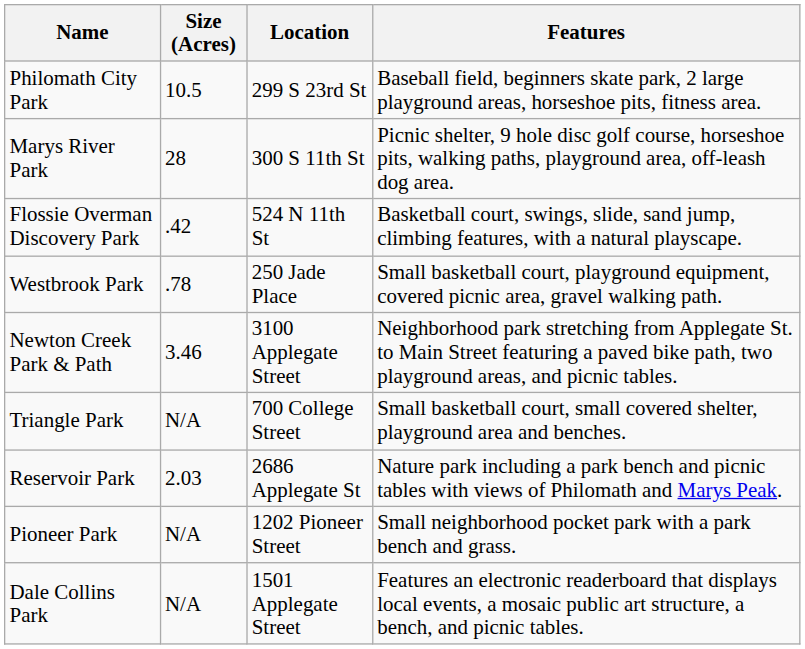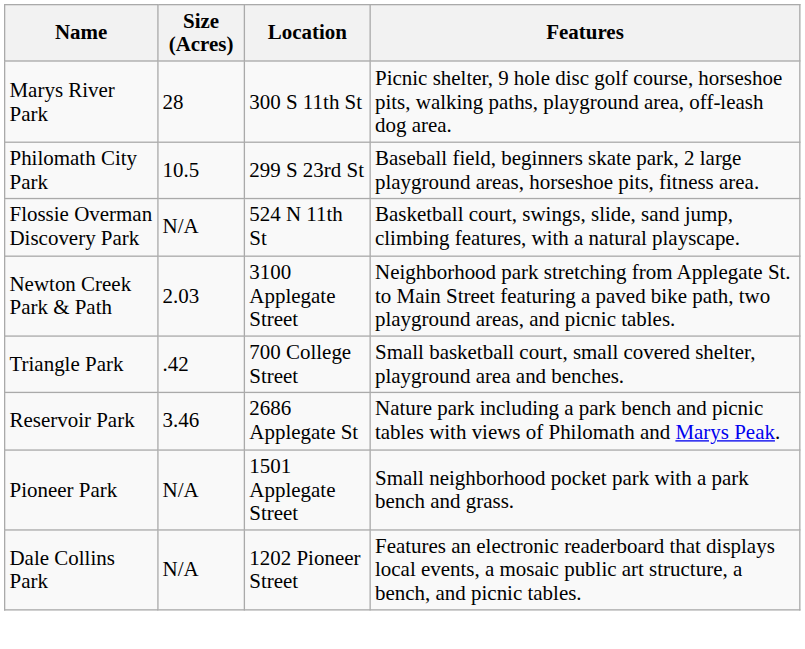rows swapped: (62, 158) <-> (73, 89)
(178, 226) .42 -> (181, 226) N/A
- row: (76, 283)
(183, 352) 3.46 -> (181, 295) 2.03
(183, 420) N/A -> (176, 364) .42
(183, 477) 2.03 -> (181, 420) 3.46
(307, 534) 1202 Pioneer Street -> (292, 489) 1501 Applegate Street
(295, 603) 1501 Applegate Street -> (305, 570) 1202 Pioneer Street
